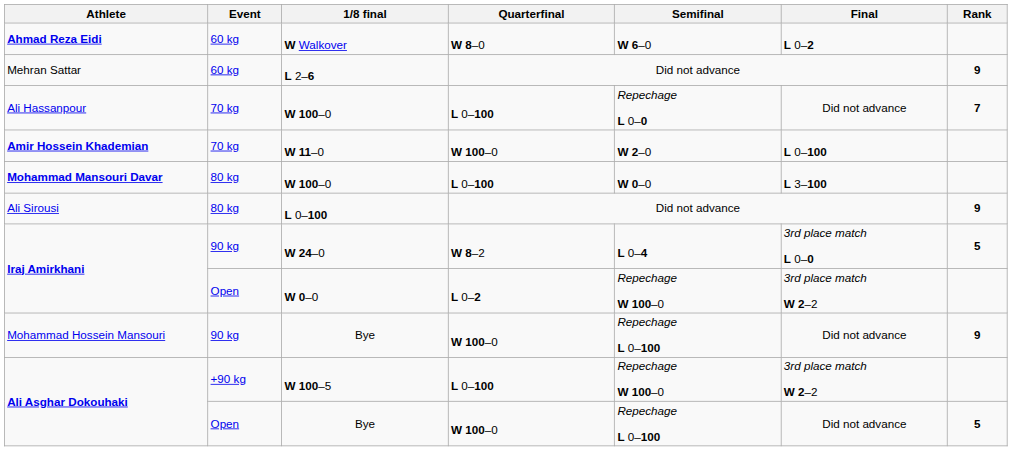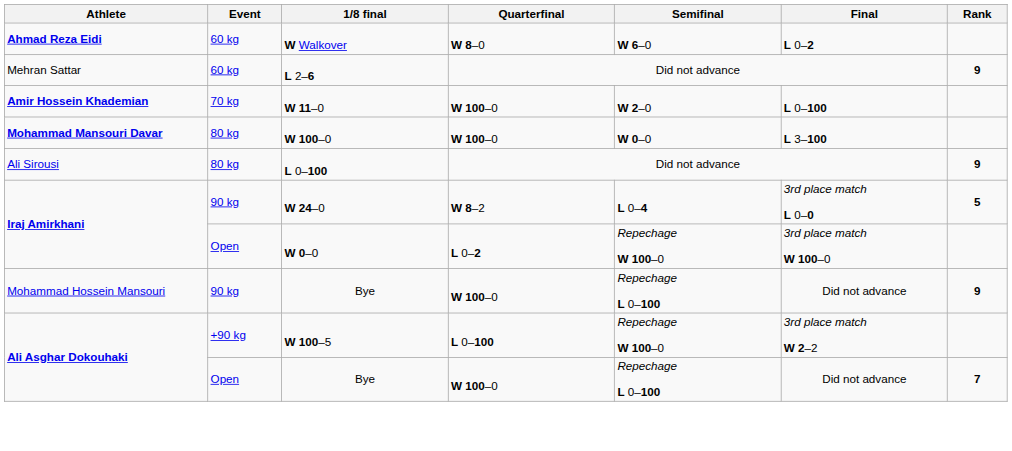- row: (47, 108)
(472, 184) L 0–100 -> (474, 140) W 100–0
(825, 291) 3rd place match W 2–2 -> (825, 247) 3rd place match W 100–0
(977, 424) 5 -> (977, 380) 7
